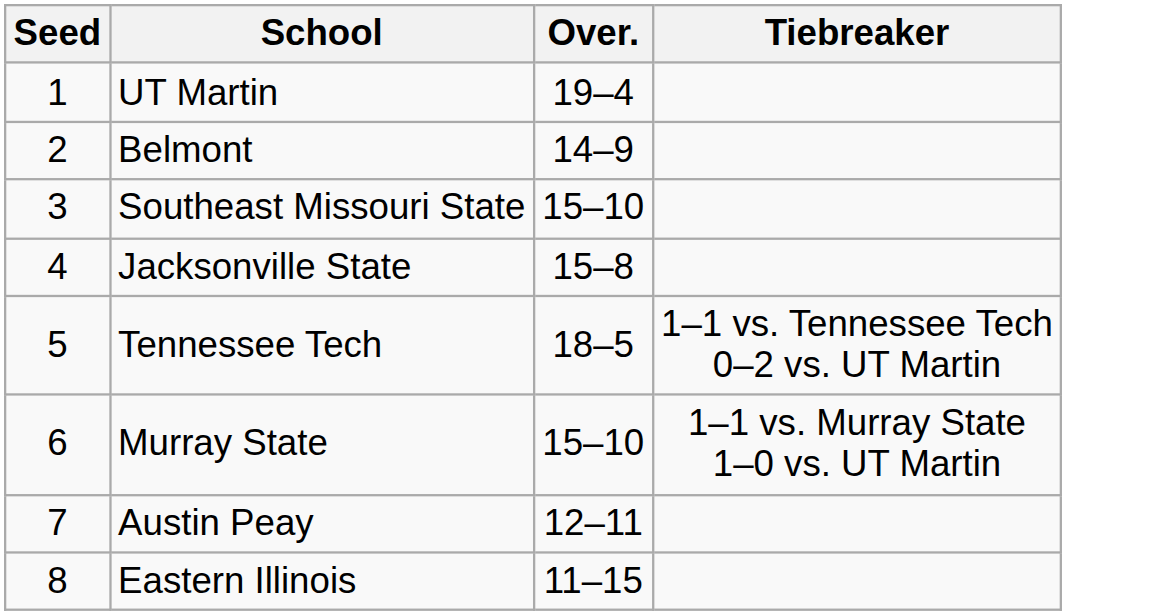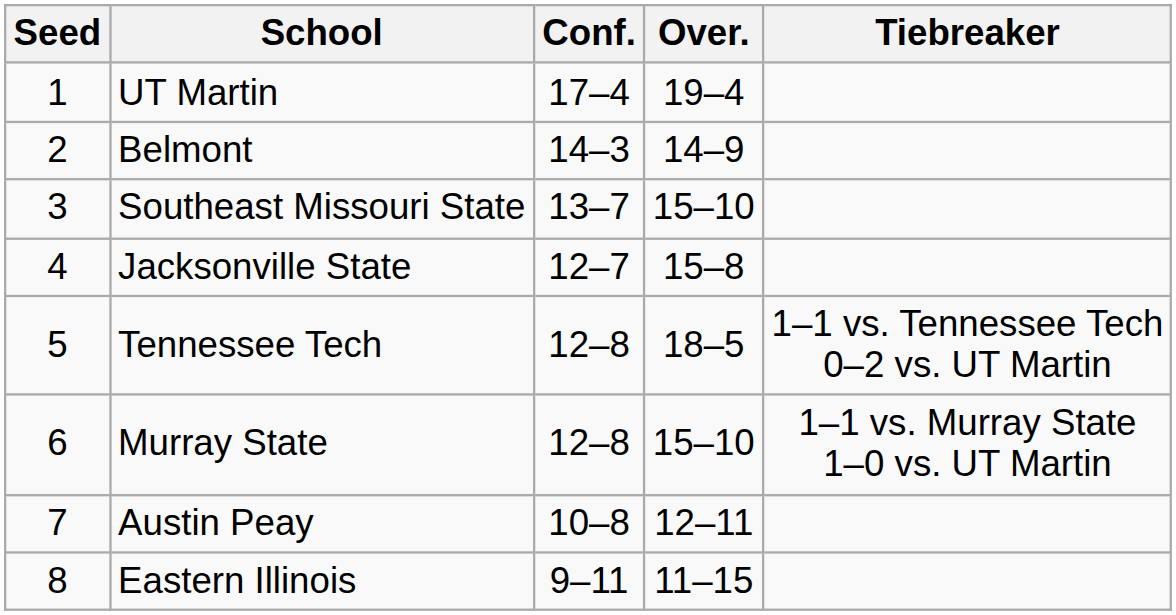+ column: (589, 33)
